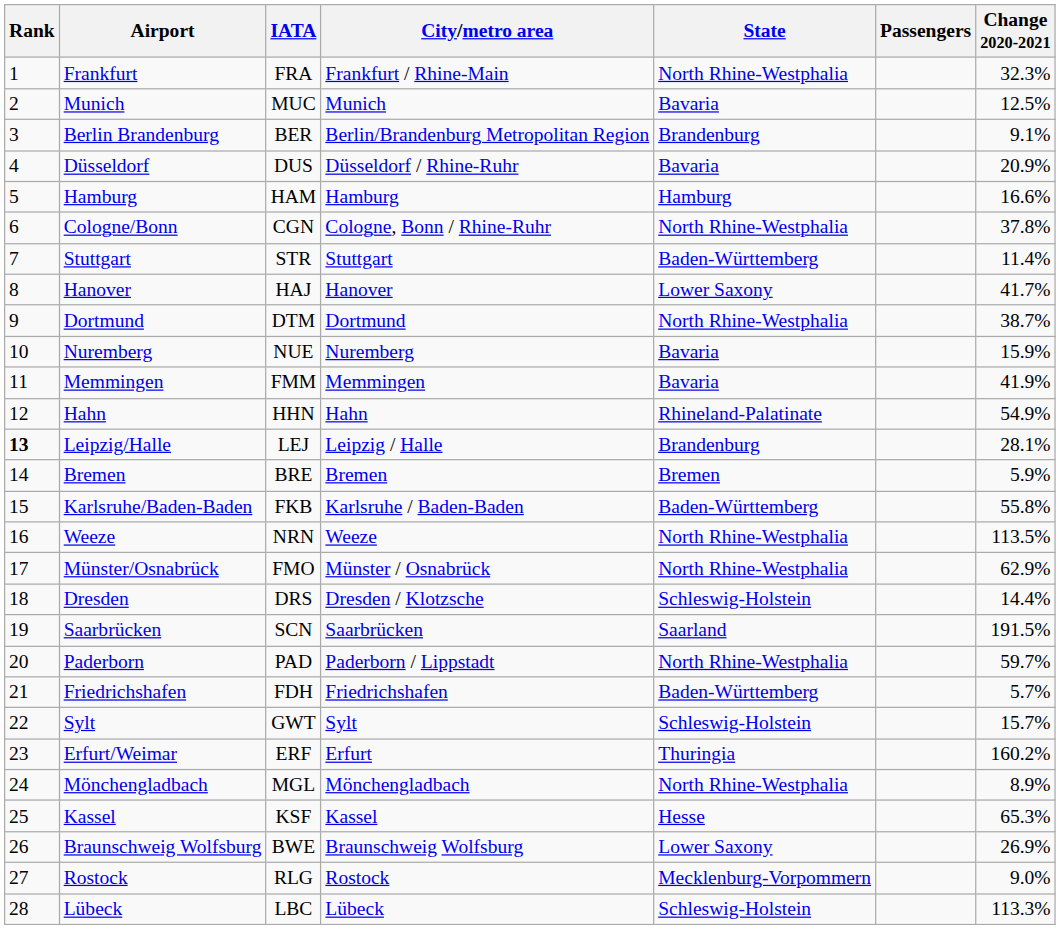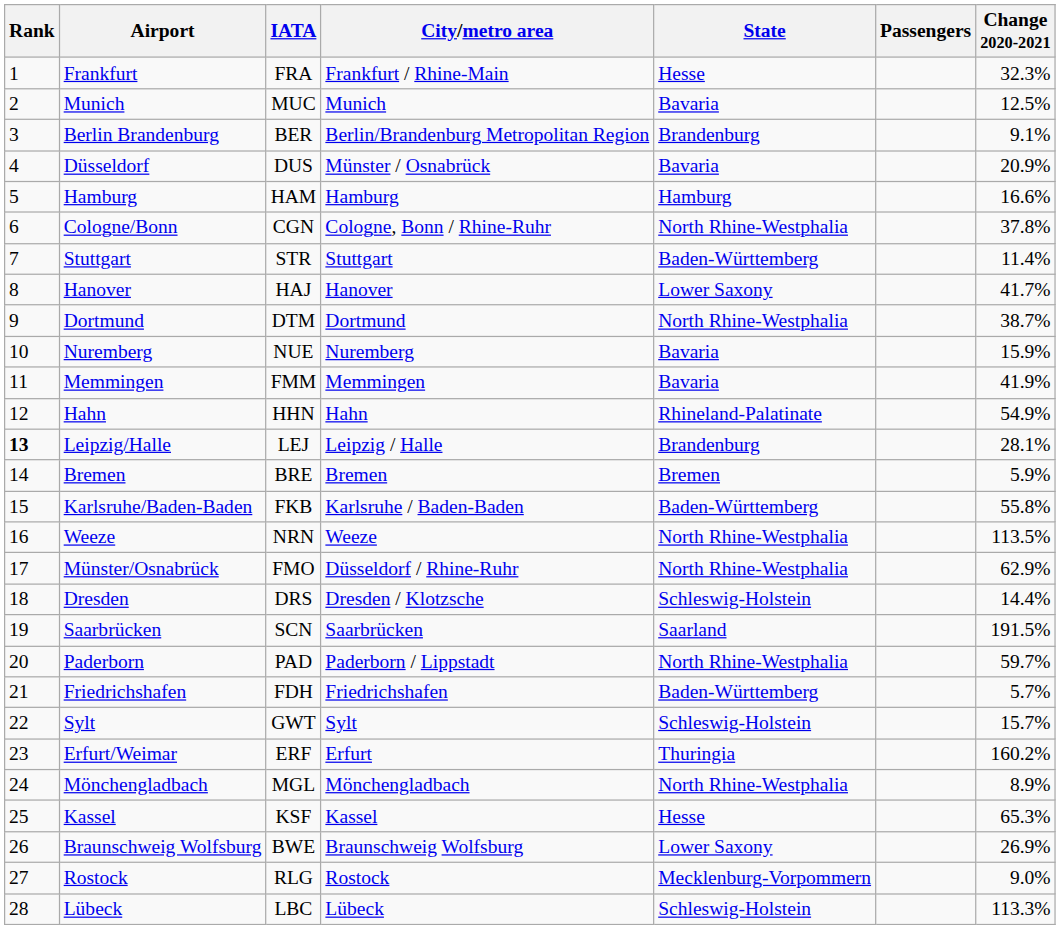(753, 72) North Rhine-Westphalia -> (682, 72) Hesse
(422, 165) Düsseldorf / Rhine-Ruhr -> (408, 165) Münster / Osnabrück
(408, 568) Münster / Osnabrück -> (422, 568) Düsseldorf / Rhine-Ruhr
